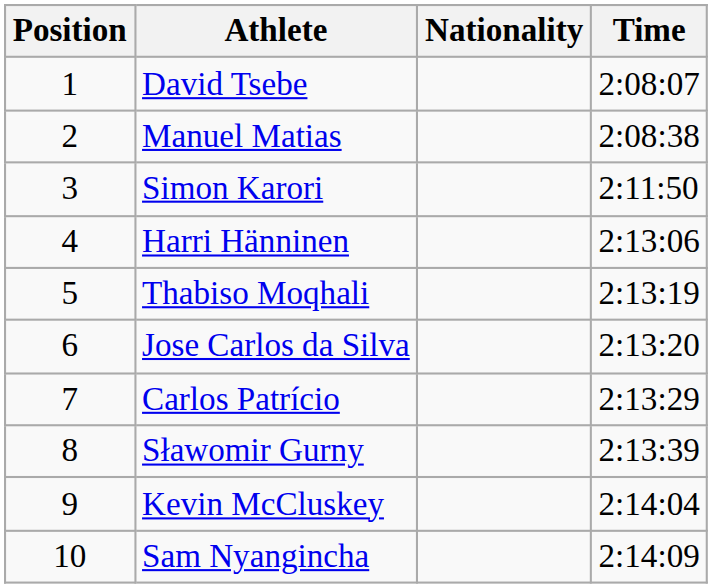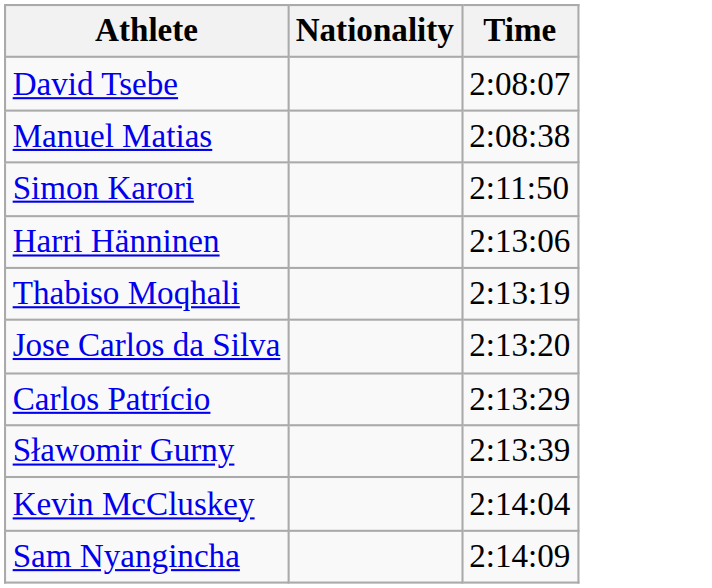- column: (70, 30)
